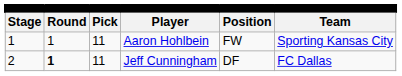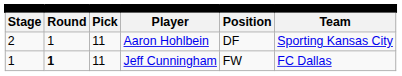(11, 42) 1 -> (11, 42) 2
(232, 42) FW -> (231, 42) DF
(11, 61) 2 -> (11, 61) 1
(231, 61) DF -> (232, 61) FW
